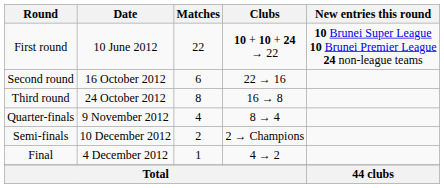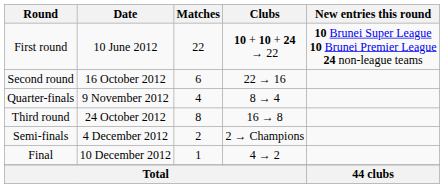rows swapped: (41, 98) <-> (41, 117)
(125, 136) 10 December 2012 -> (125, 136) 4 December 2012
(125, 155) 4 December 2012 -> (125, 155) 10 December 2012
